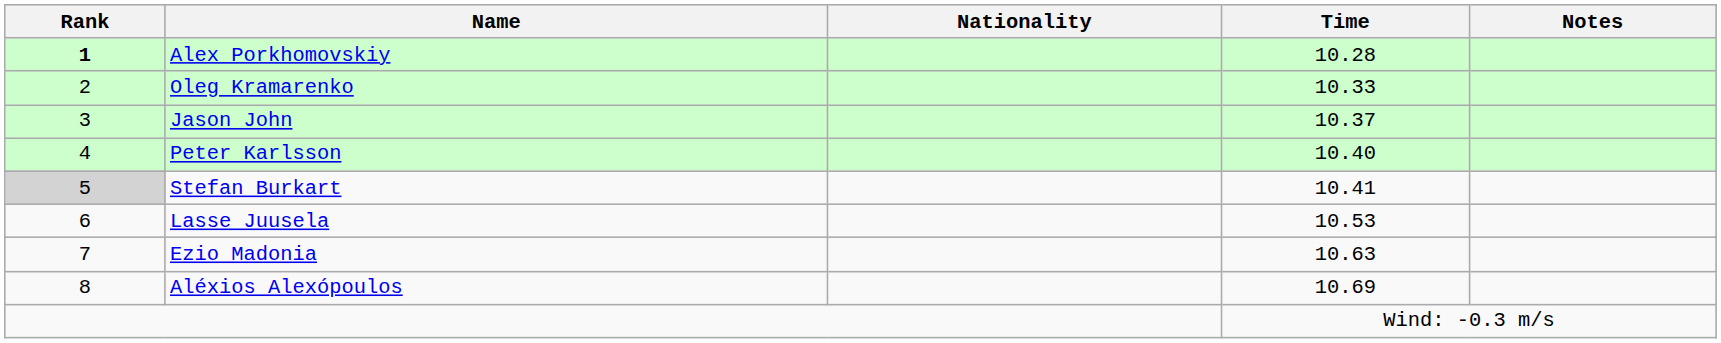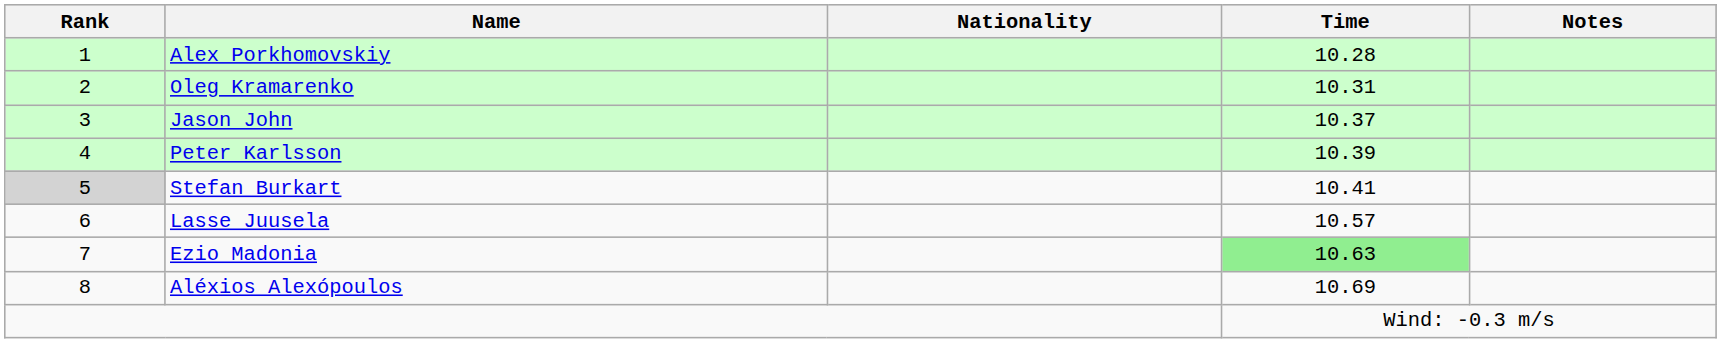(85, 55) bold -> (85, 55) normal
(1345, 88) 10.33 -> (1345, 88) 10.31
(1345, 154) 10.40 -> (1345, 154) 10.39
(1345, 221) 10.53 -> (1345, 221) 10.57
(1345, 254) no background -> (1345, 254) lightgreen background
